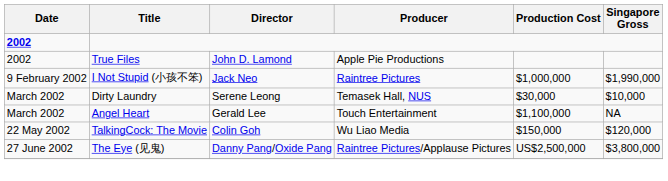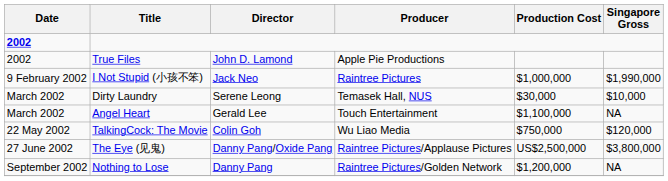(539, 130) $150,000 -> (539, 130) $750,000
+ row: (130, 167)
